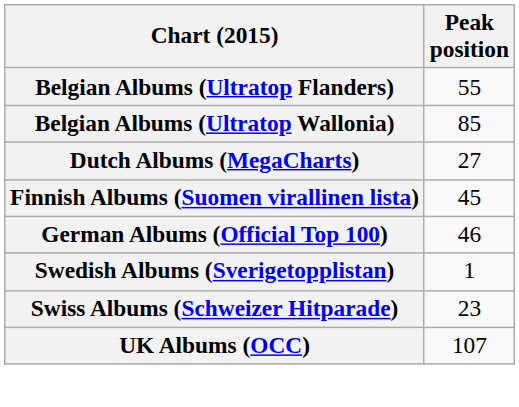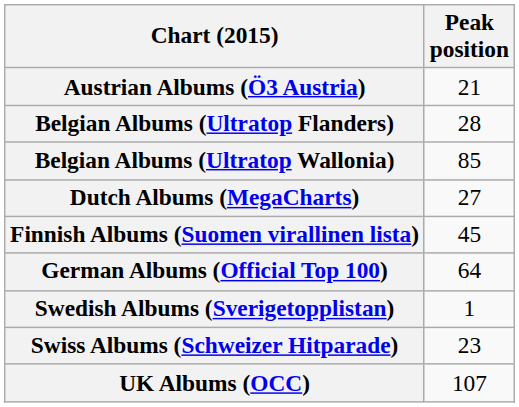+ row: (215, 86)
(469, 86) 55 -> (469, 123) 28
(469, 234) 46 -> (469, 271) 64
